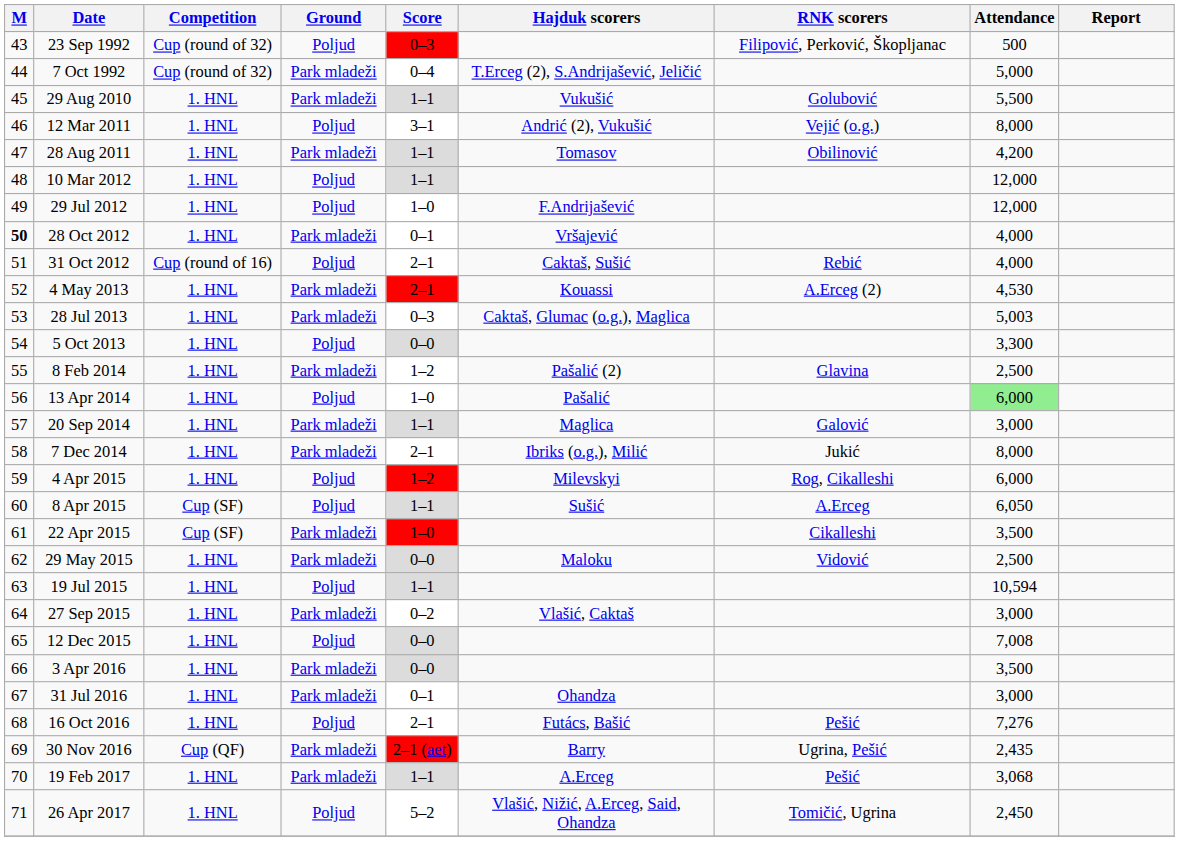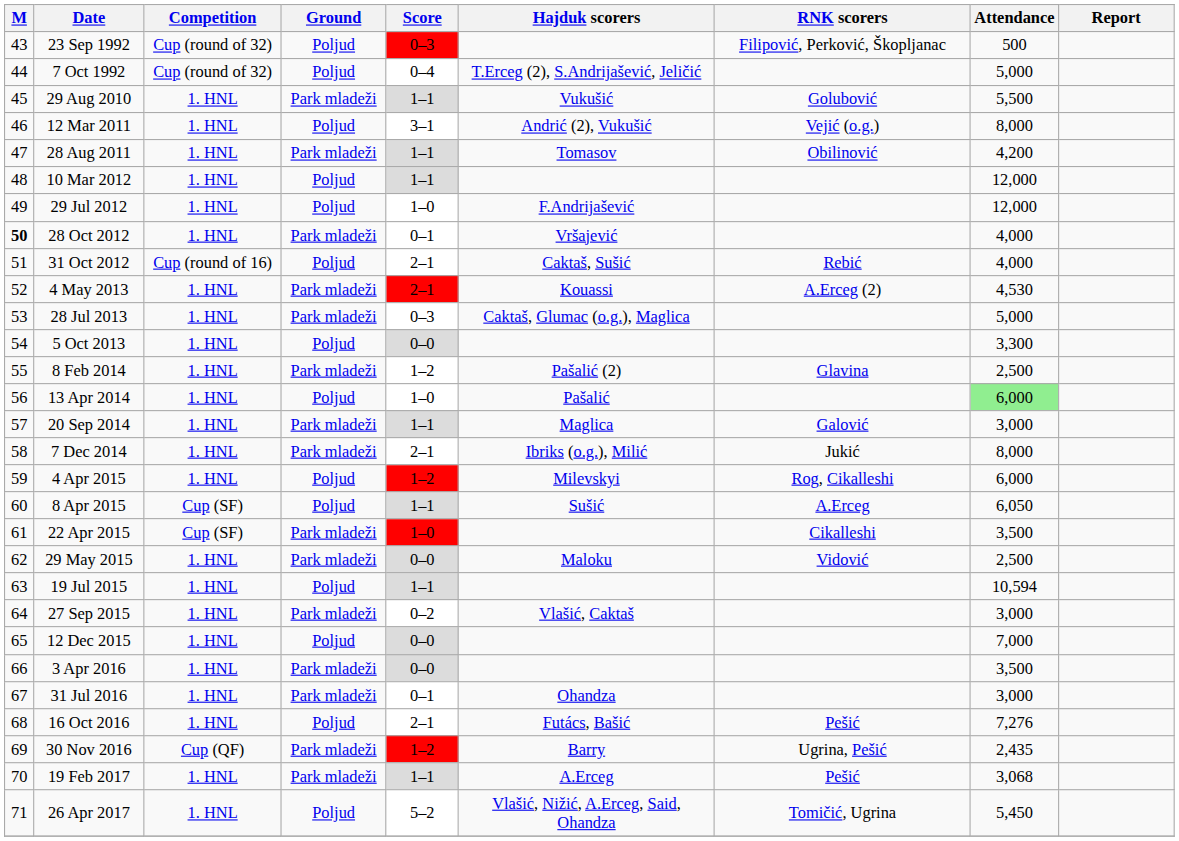(334, 72) Park mladeži -> (334, 72) Poljud
(1014, 315) 5,003 -> (1014, 315) 5,000
(1014, 640) 7,008 -> (1014, 640) 7,000
(422, 749) 2–1 (aet) -> (422, 749) 1–2
(1014, 812) 2,450 -> (1014, 812) 5,450
